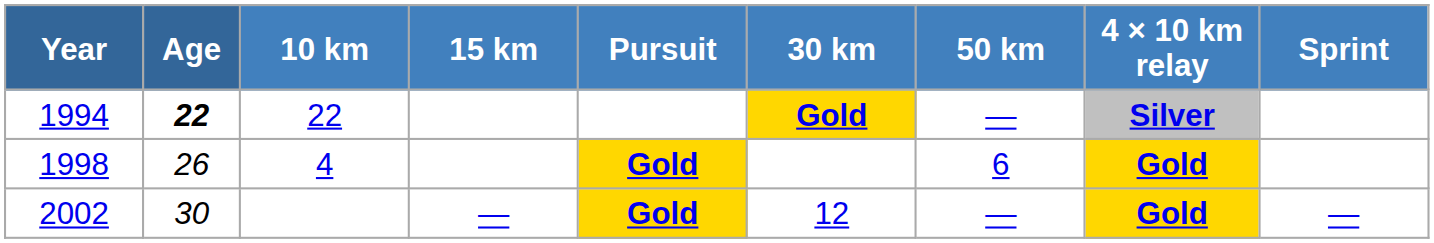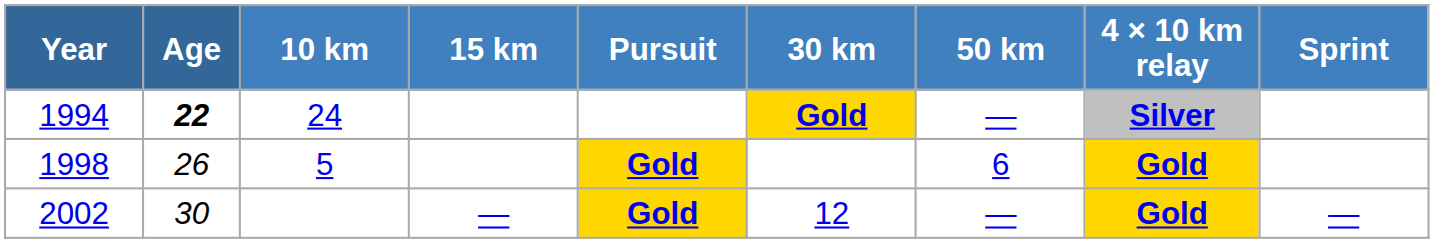(325, 115) 22 -> (325, 115) 24
(325, 164) 4 -> (325, 164) 5
